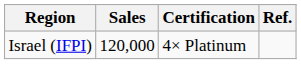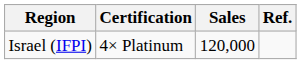columns swapped: (209, 17) <-> (127, 17)
